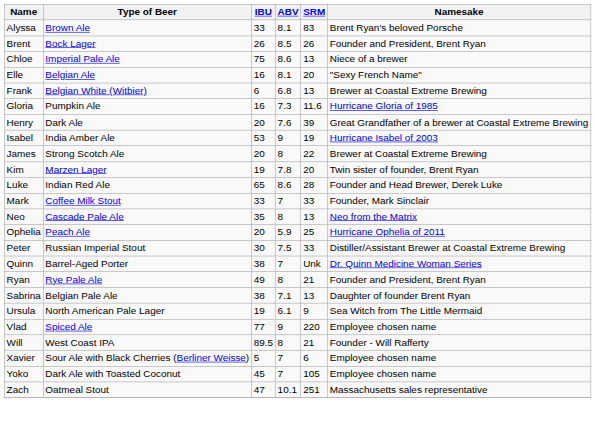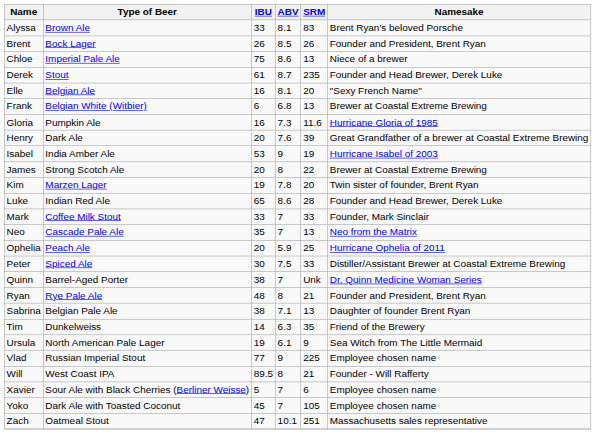+ row: (20, 75)
(280, 216) 8 -> (280, 232) 7
(95, 248) Russian Imperial Stout -> (69, 264) Spiced Ale
(259, 279) 49 -> (259, 295) 48
+ row: (15, 327)
(69, 327) Spiced Ale -> (95, 358) Russian Imperial Stout
(311, 327) 220 -> (311, 358) 225
